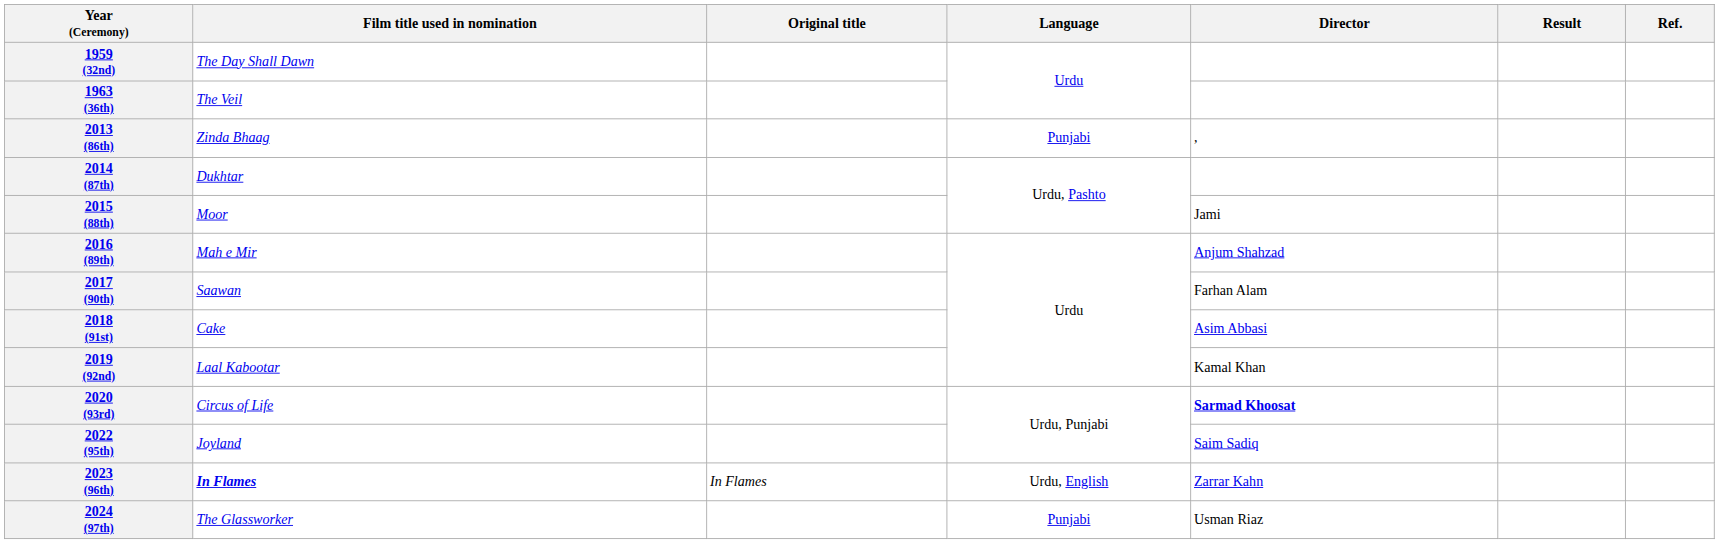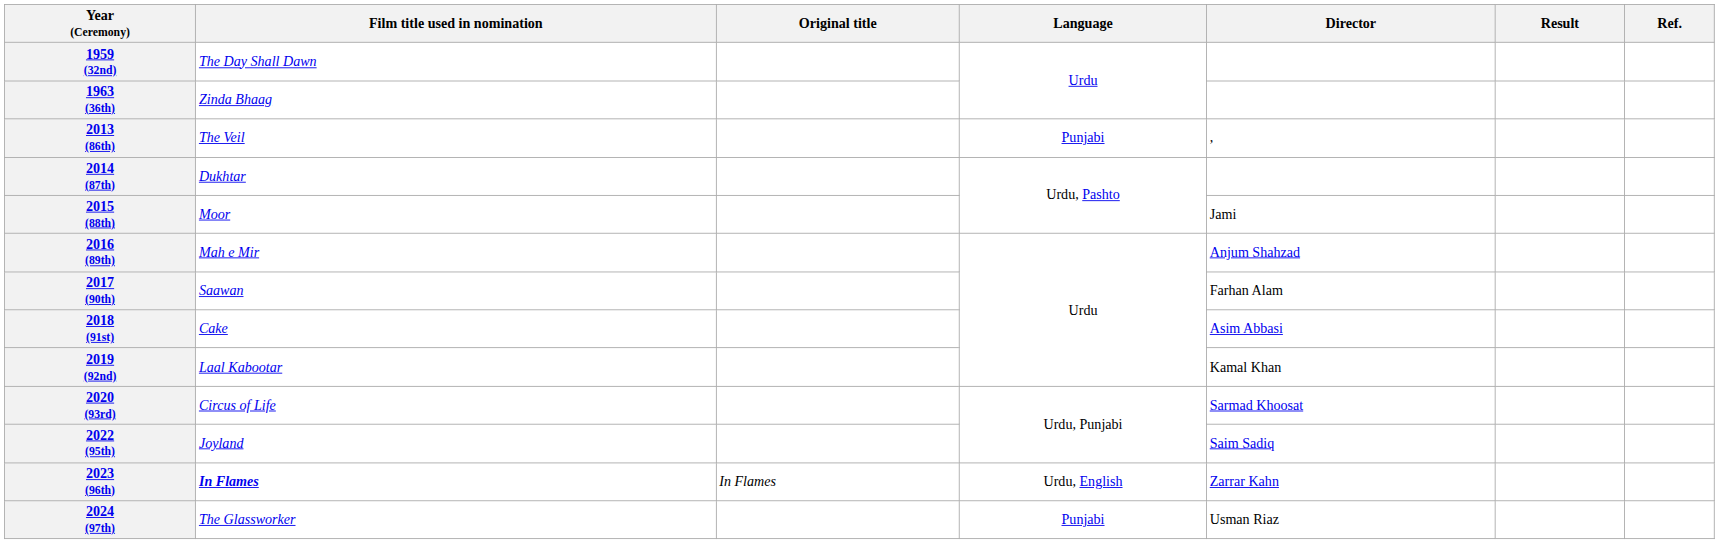(219, 99) The Veil -> (235, 99) Zinda Bhaag
(233, 138) Zinda Bhaag -> (222, 138) The Veil
(1245, 405) bold -> (1256, 405) normal
